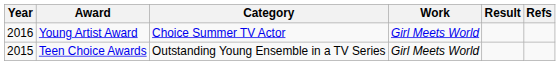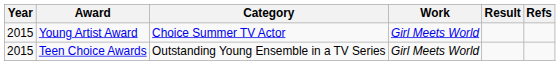(20, 32) 2016 -> (20, 32) 2015
